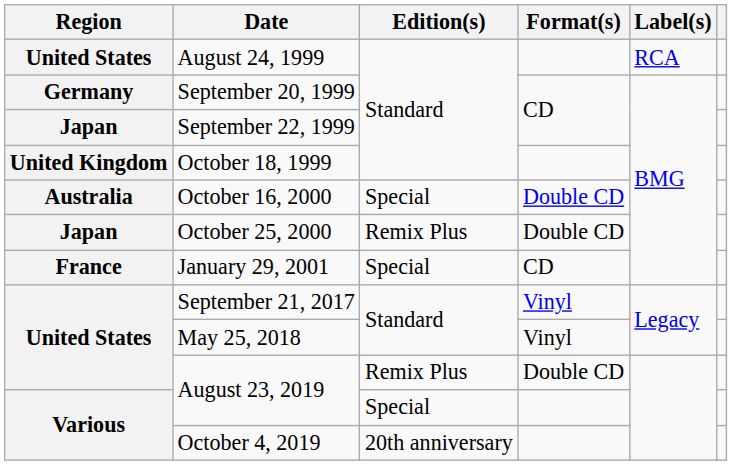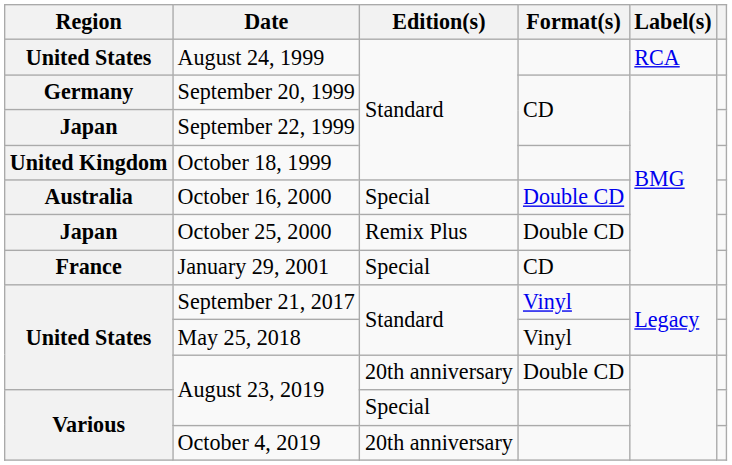(416, 372) Remix Plus -> (439, 372) 20th anniversary
